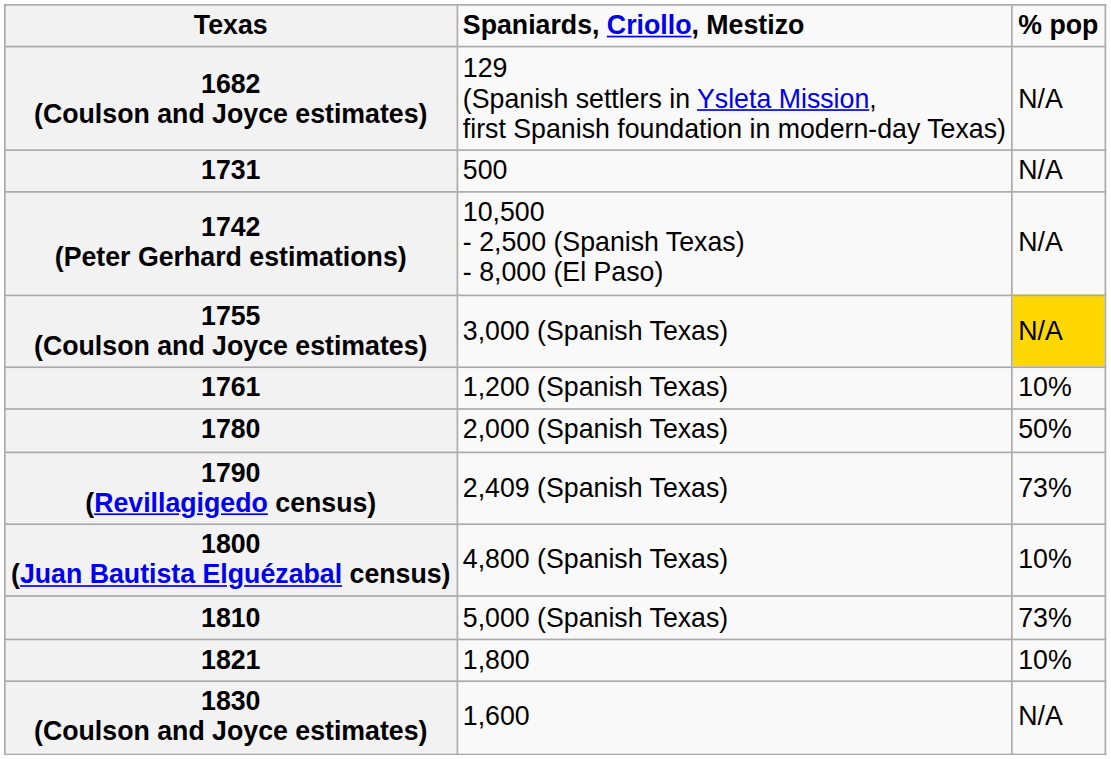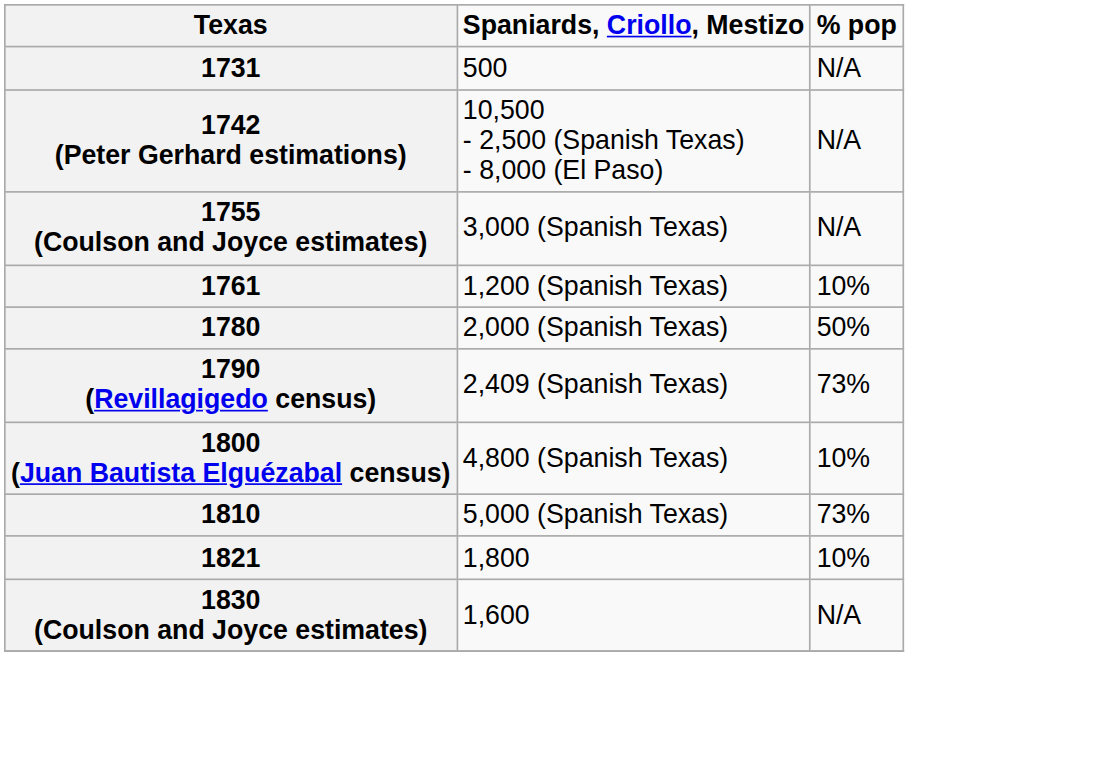- row: (231, 98)
(1041, 330) gold background -> (839, 227) no background
